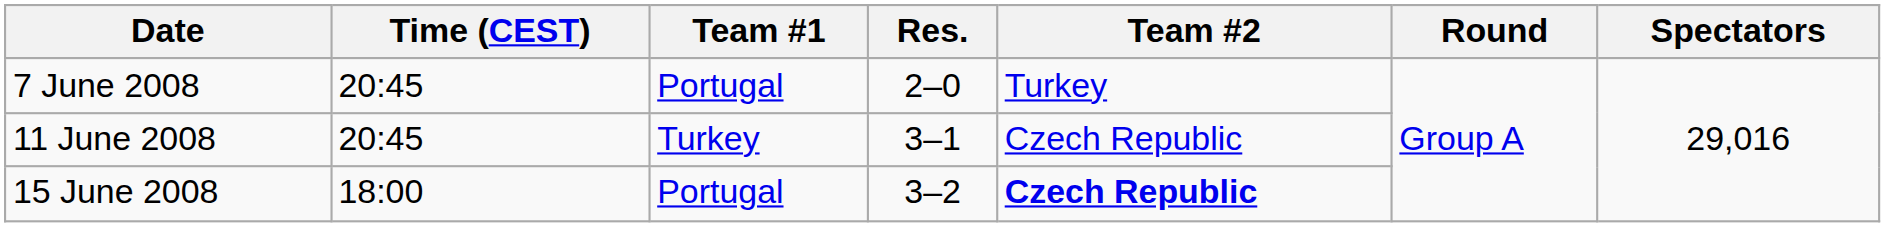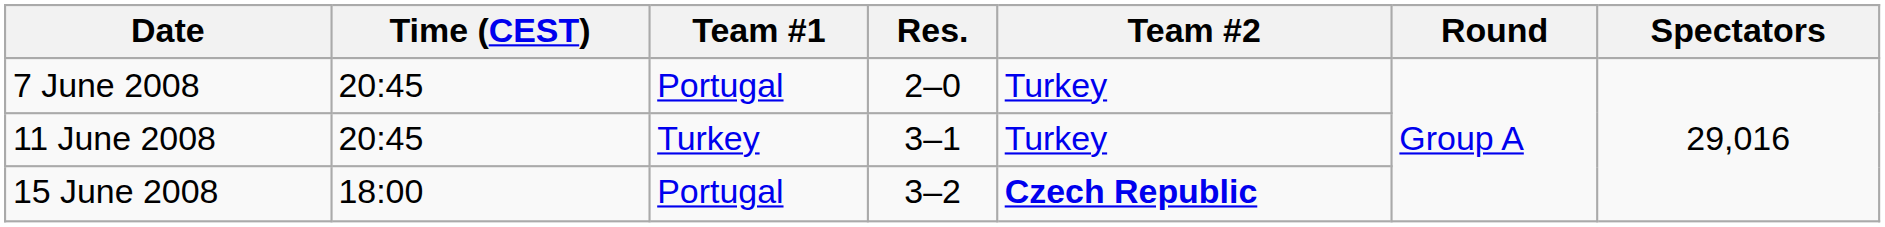(1123, 138) Czech Republic -> (1056, 138) Turkey
